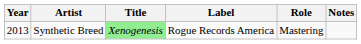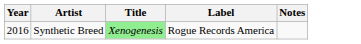- column: (301, 13)
(18, 30) 2013 -> (18, 30) 2016
